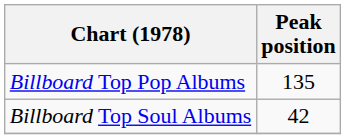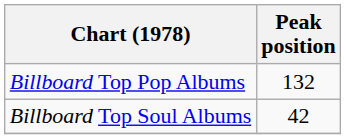(298, 81) 135 -> (298, 81) 132
